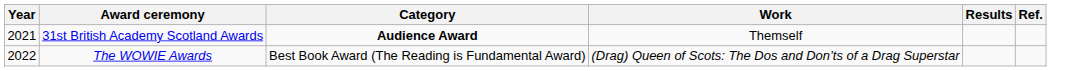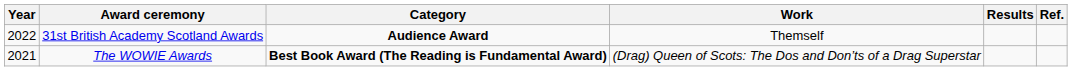(22, 35) 2021 -> (22, 35) 2022
(22, 55) 2022 -> (22, 55) 2021
(427, 55) normal -> (438, 55) bold
